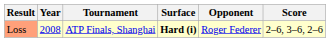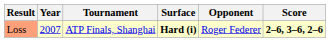(50, 29) 2008 -> (50, 29) 2007
(294, 29) normal -> (294, 29) bold
